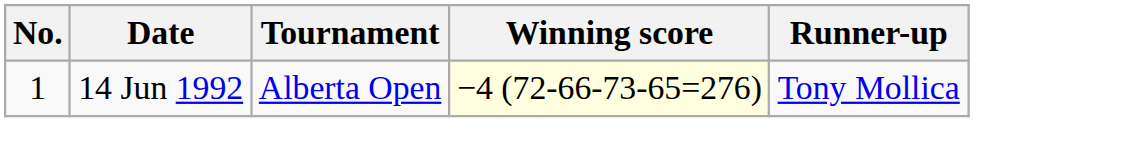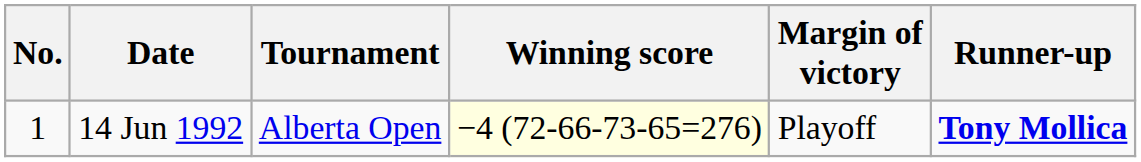+ column: (850, 52)
(869, 88) normal -> (1033, 128) bold
